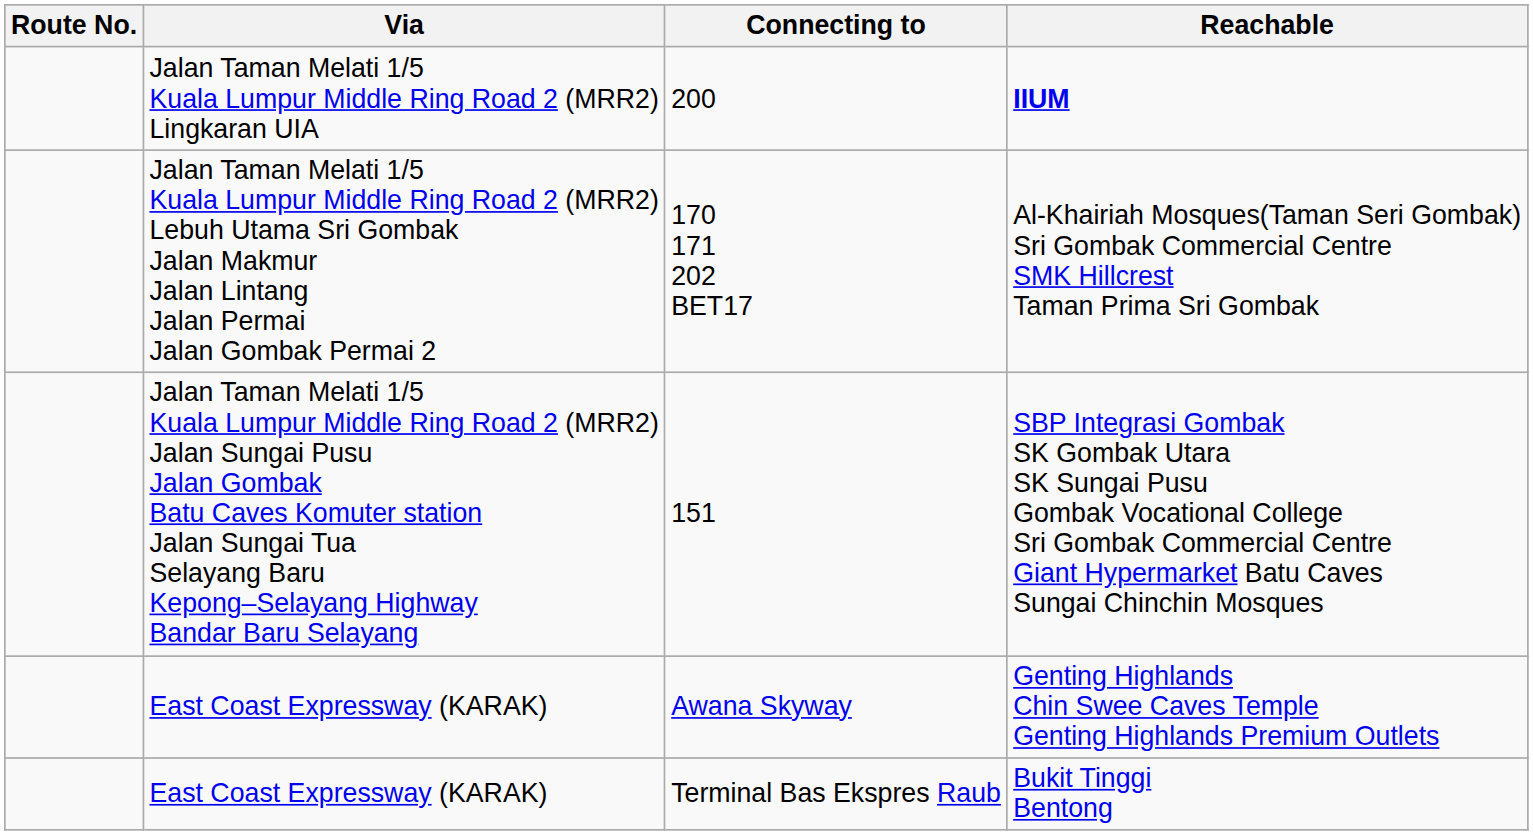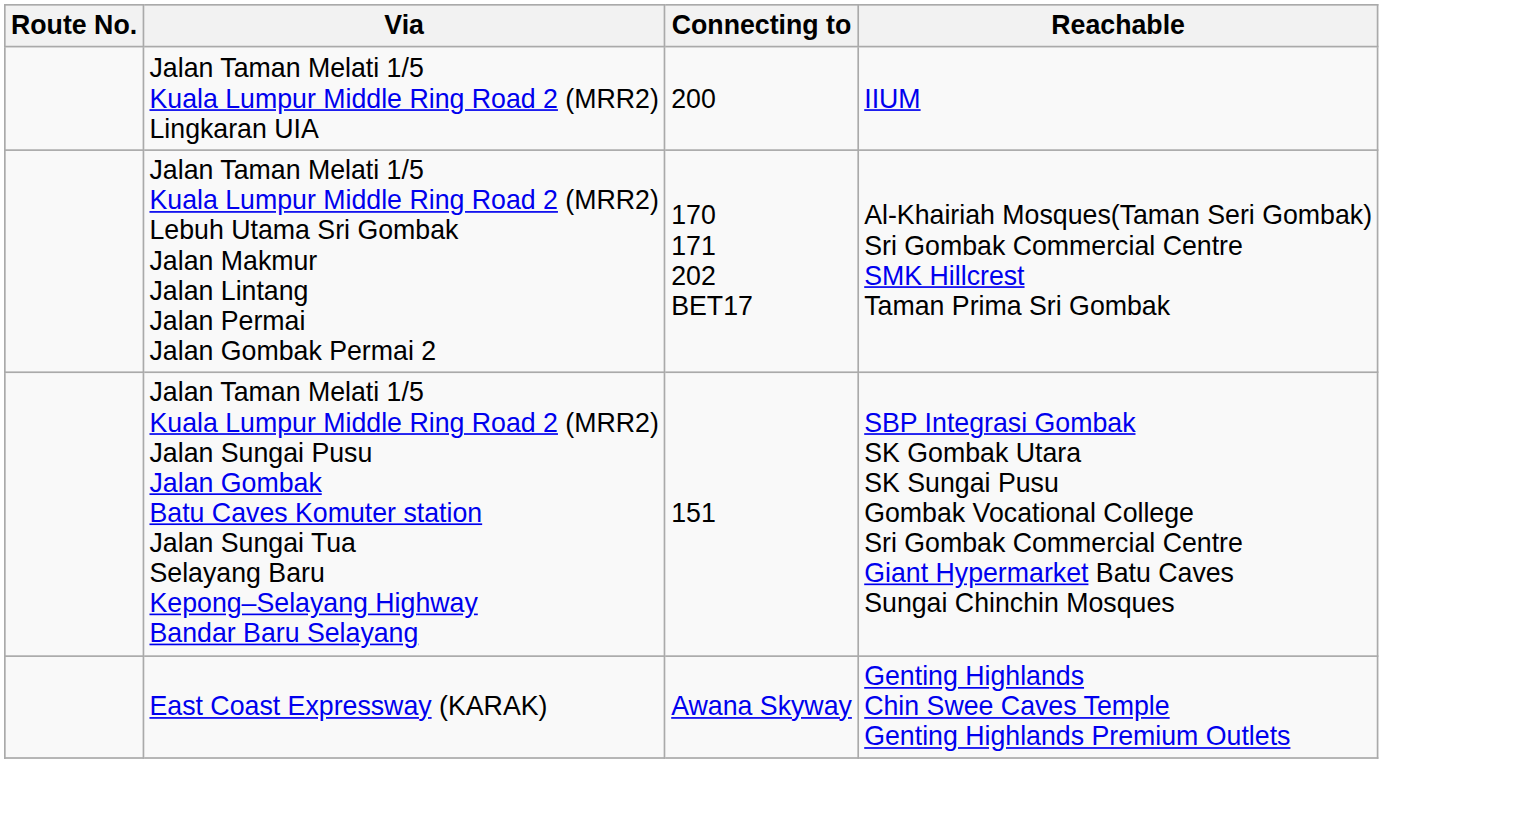(1041, 98) bold -> (892, 98) normal
- row: (836, 793)
